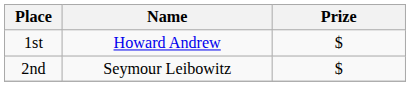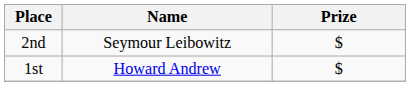rows swapped: (33, 42) <-> (33, 68)
